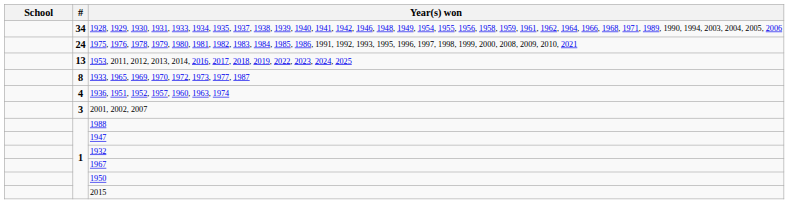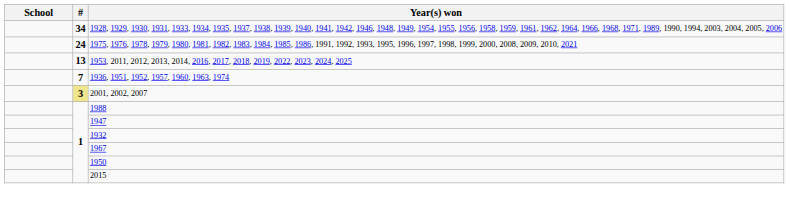- row: (170, 77)
(81, 93) 4 -> (81, 77) 7
(81, 110) no background -> (81, 93) khaki background
